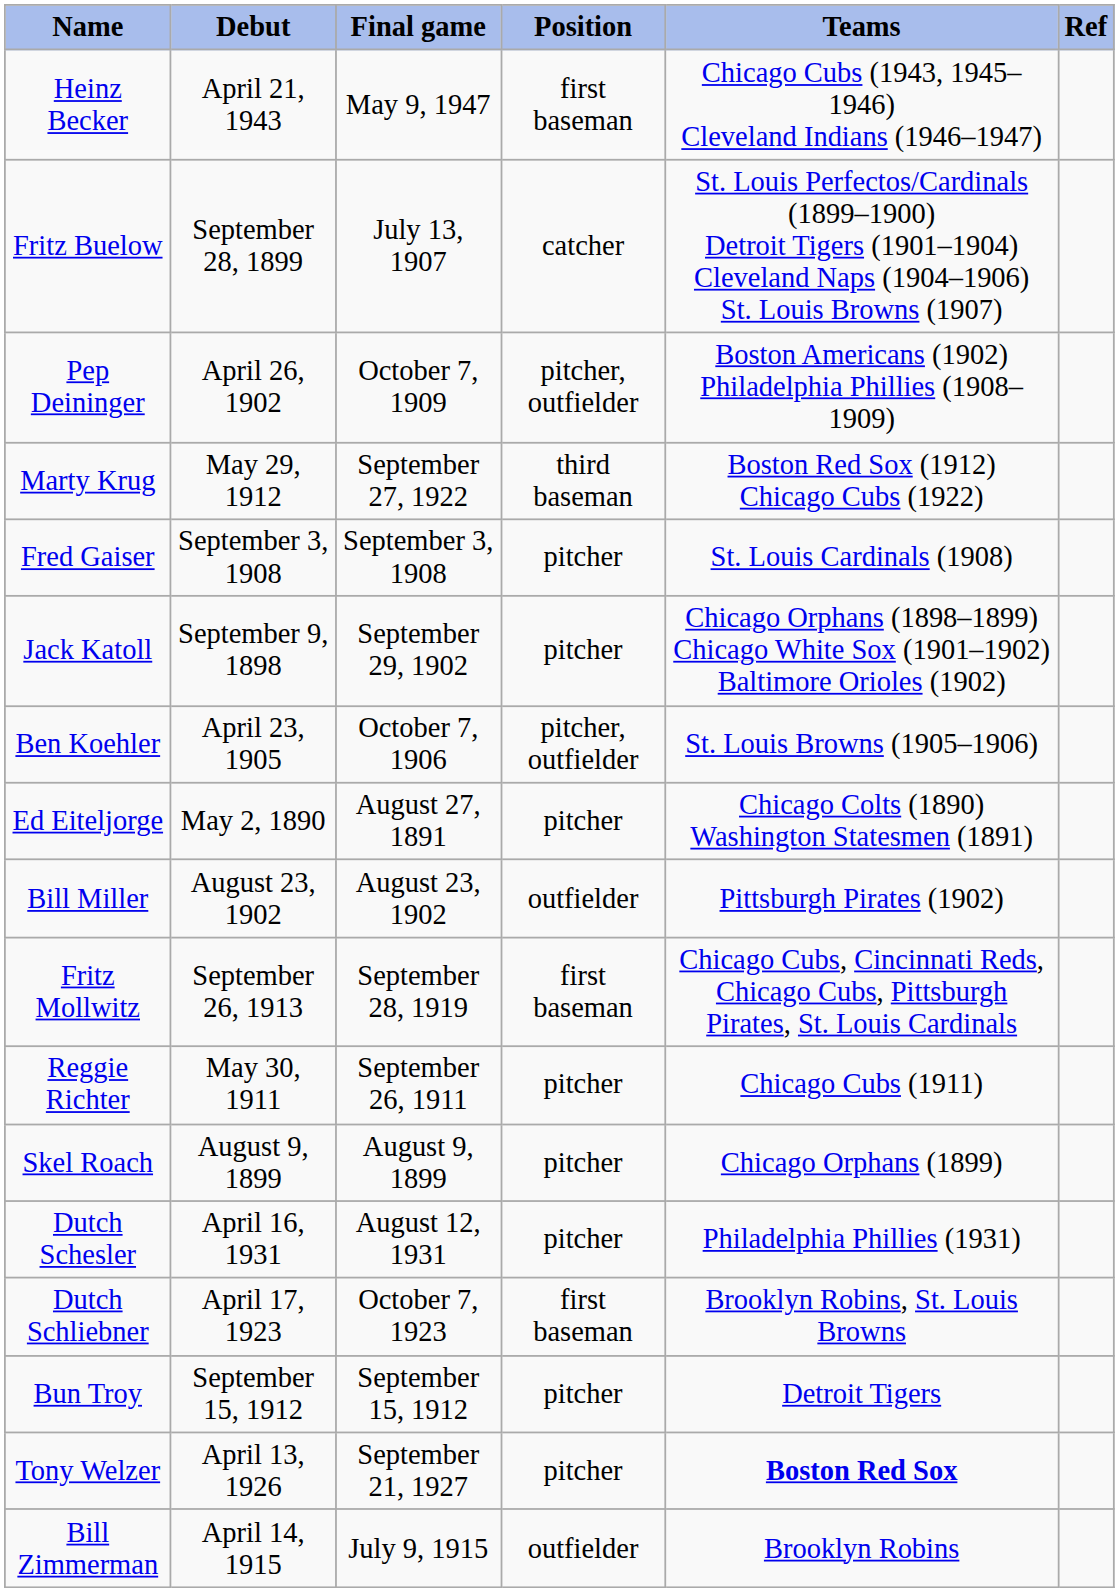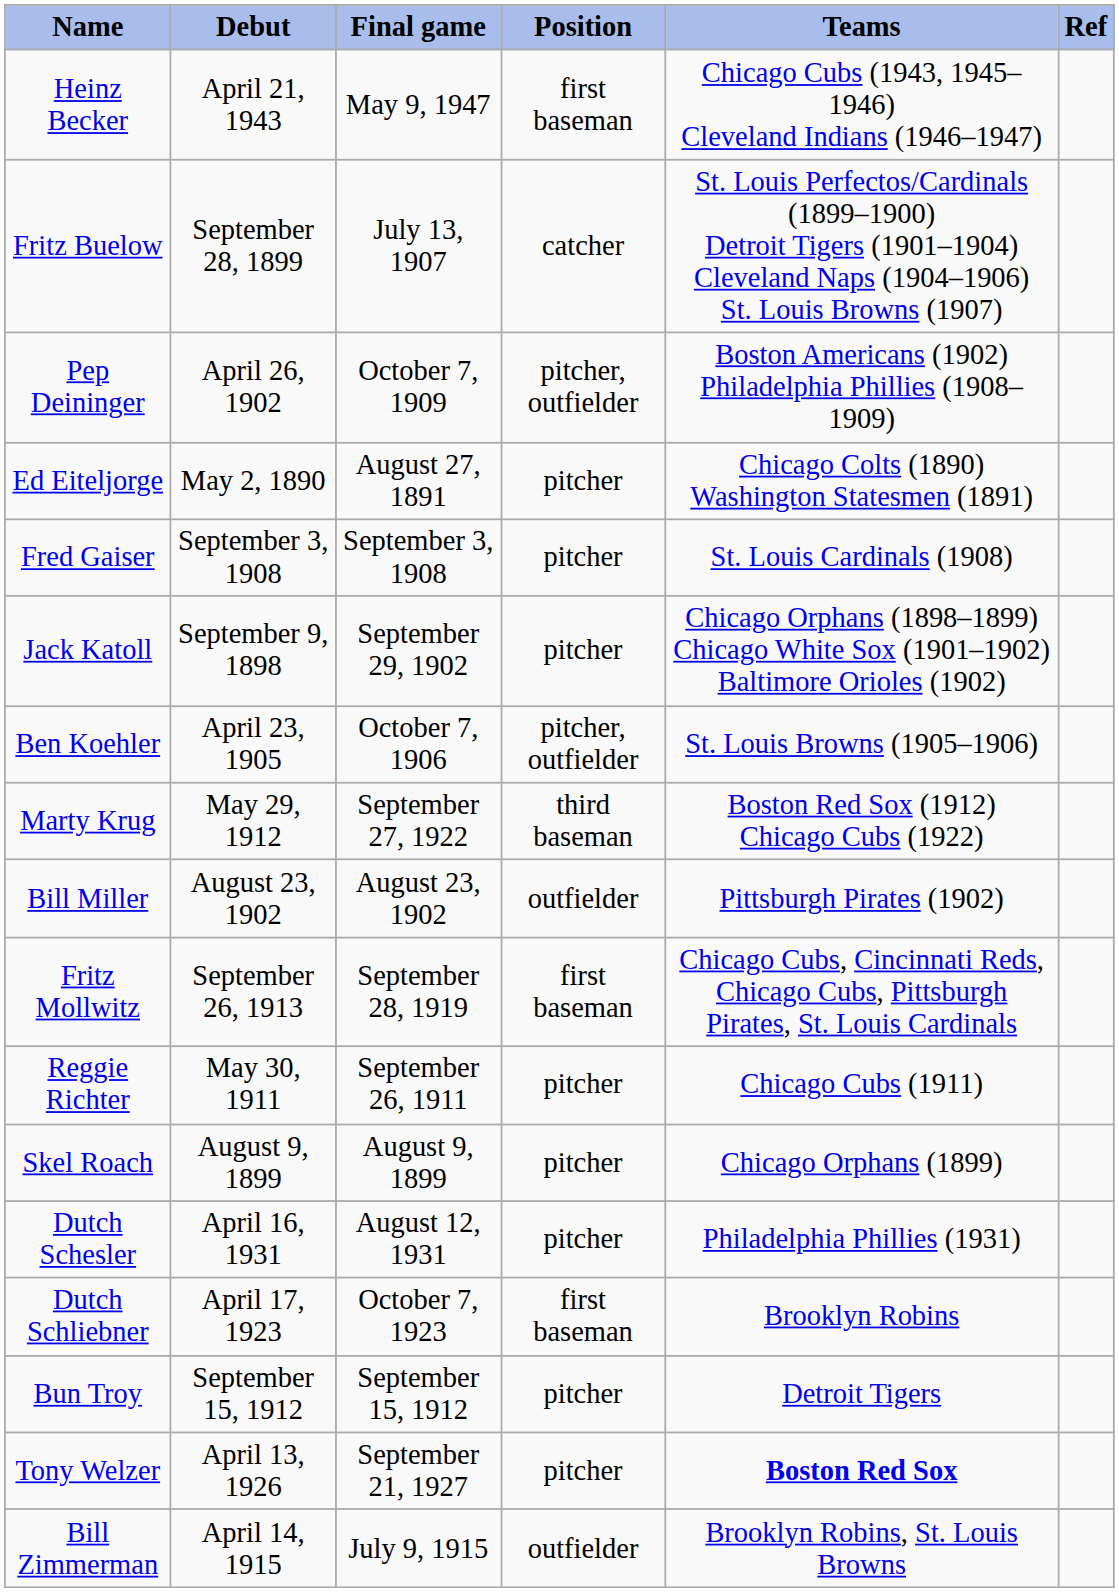rows swapped: (88, 820) <-> (88, 480)
(862, 1316) Brooklyn Robins, St. Louis Browns -> (862, 1316) Brooklyn Robins
(862, 1547) Brooklyn Robins -> (862, 1547) Brooklyn Robins, St. Louis Browns
